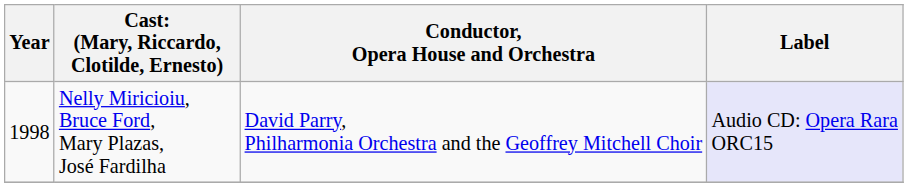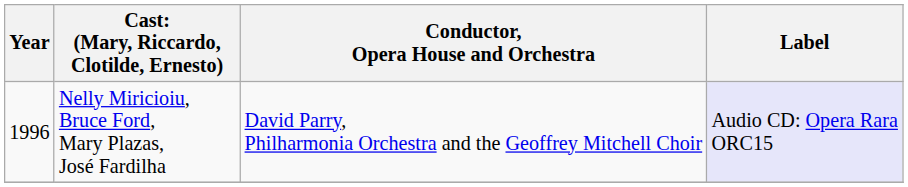(29, 131) 1998 -> (29, 131) 1996
